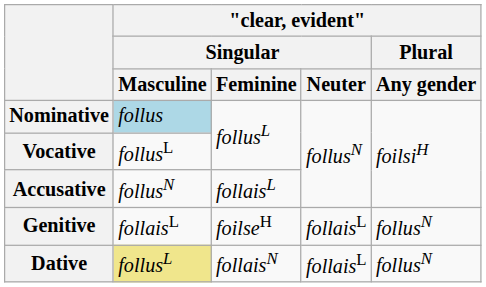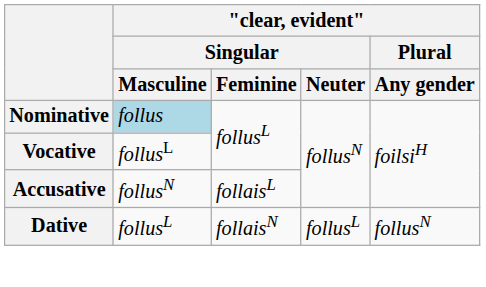- row: (59, 225)
(145, 263) khaki background -> (145, 225) no background
(336, 263) follaisL -> (333, 225) follusL
